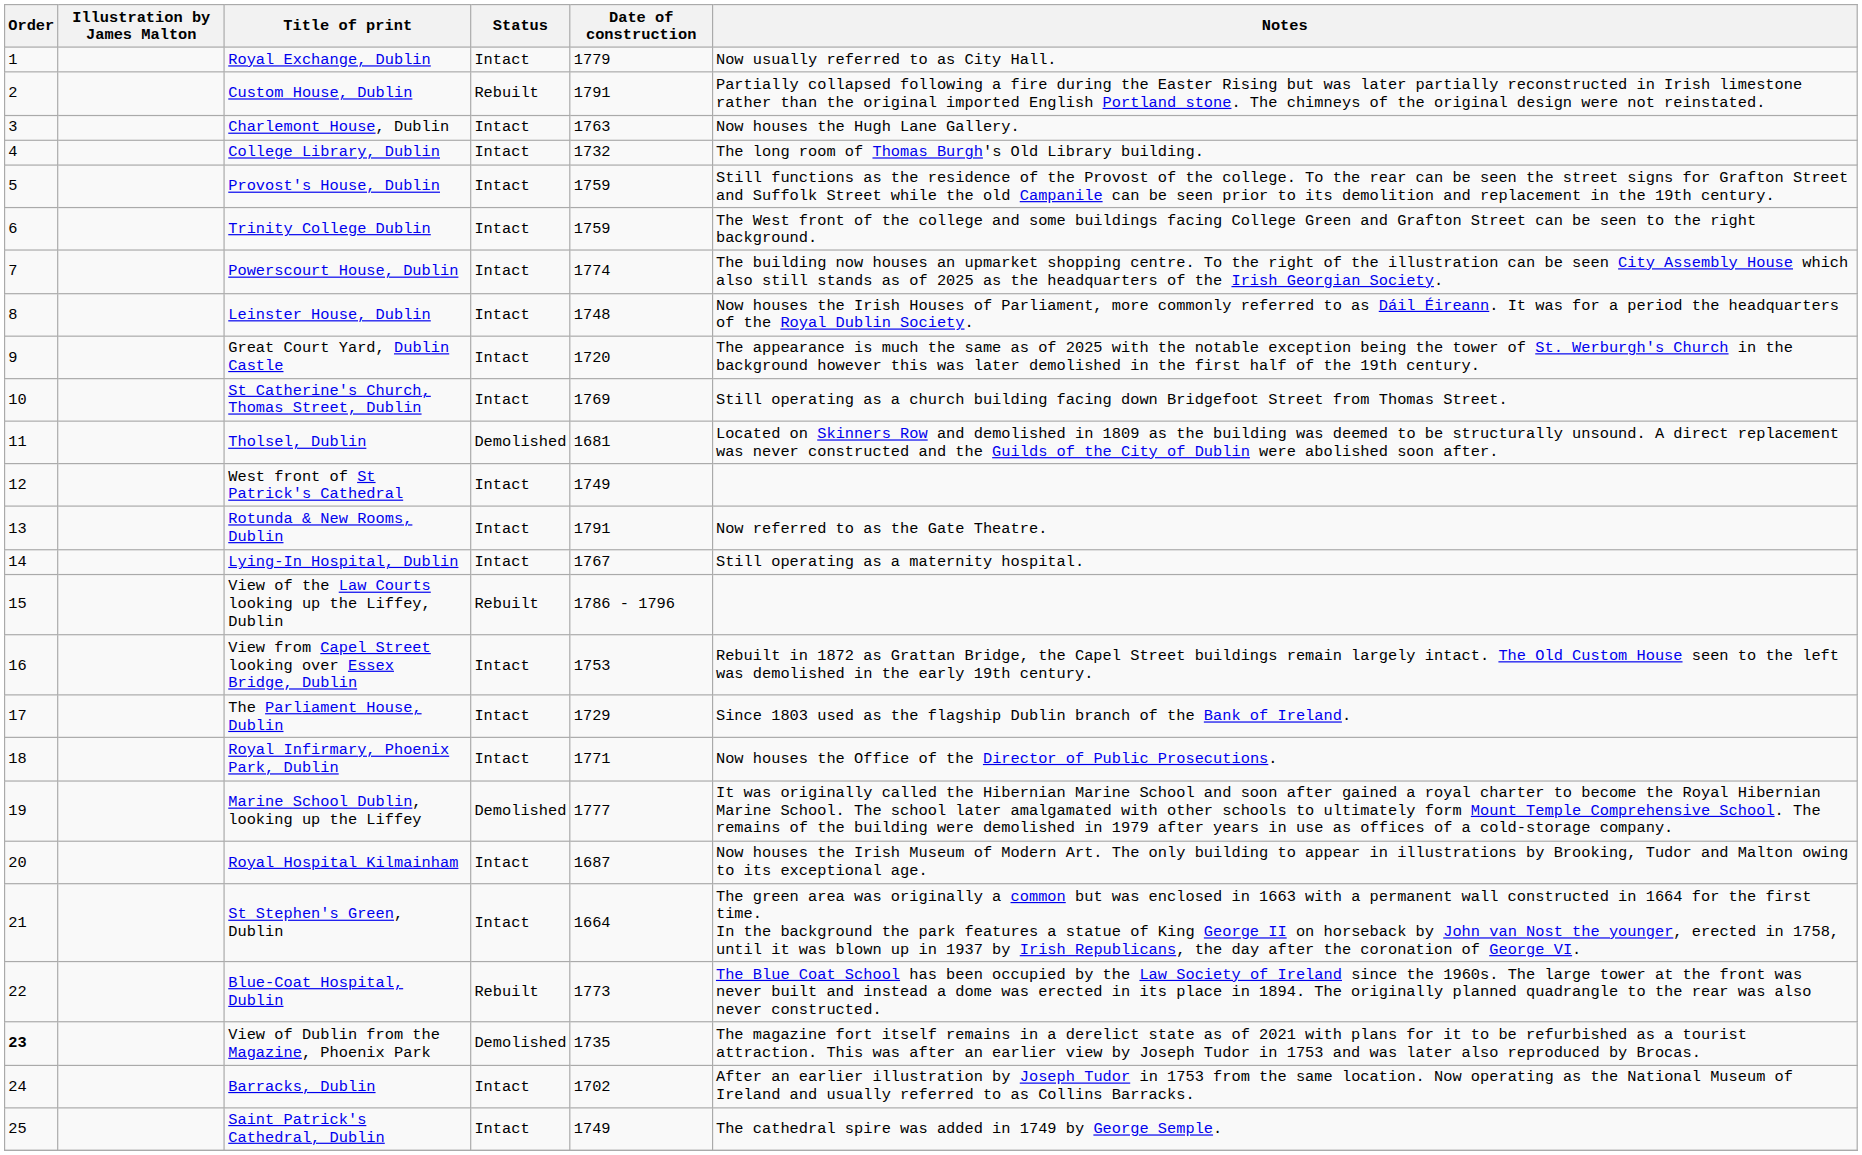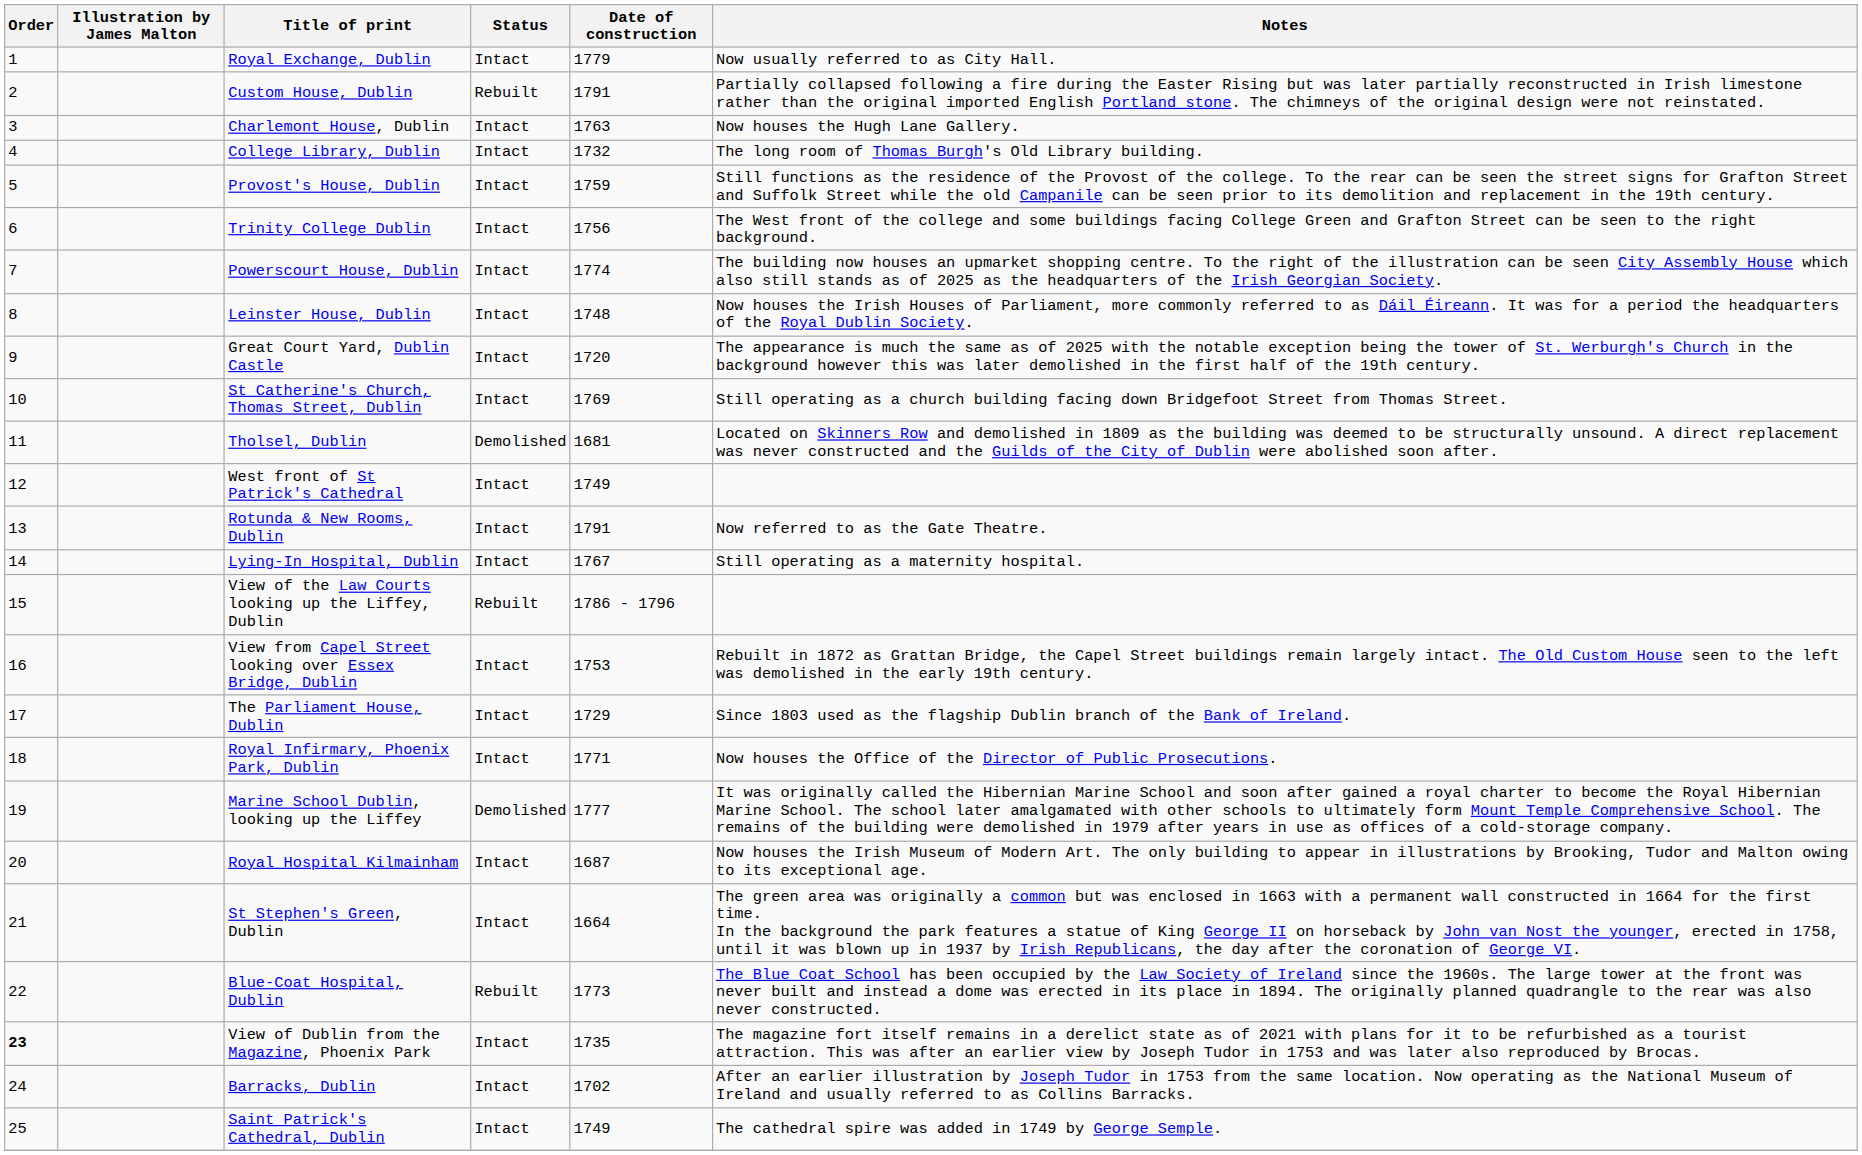(592, 229) 1759 -> (592, 229) 1756
(520, 1043) Demolished -> (502, 1043) Intact
